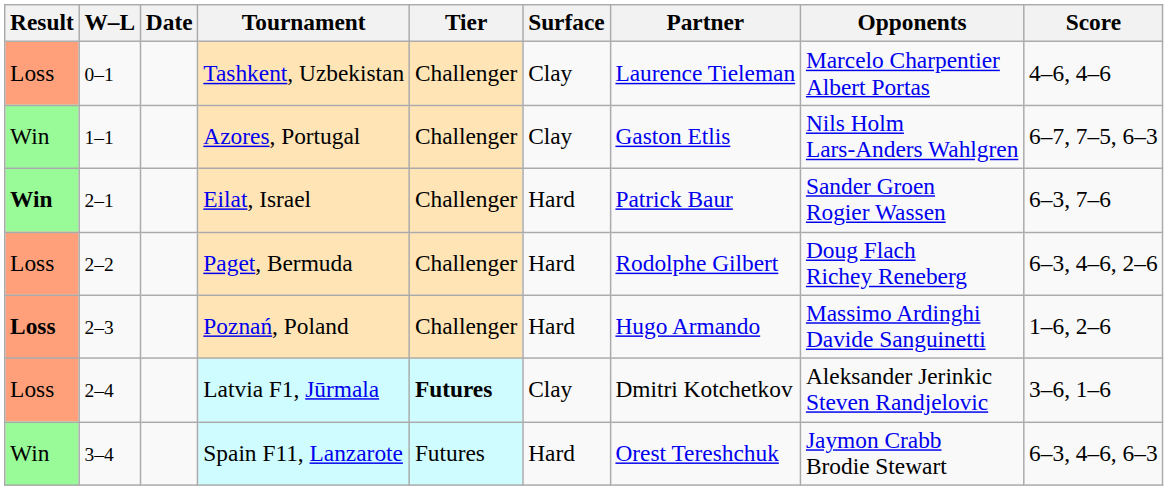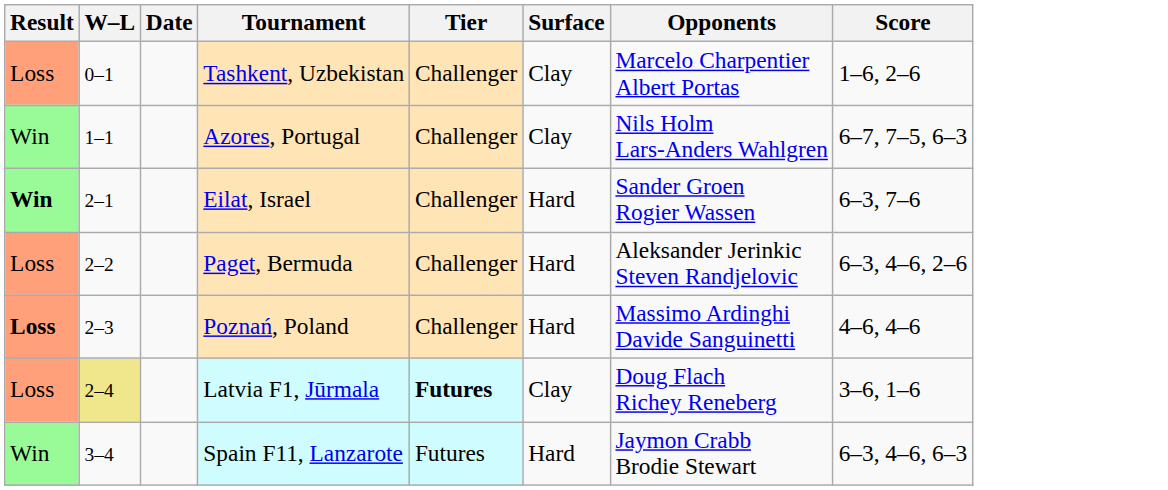- column: (705, 23)
(1070, 73) 4–6, 4–6 -> (880, 73) 1–6, 2–6
(886, 263) Doug Flach Richey Reneberg -> (709, 263) Aleksander Jerinkic Steven Randjelovic
(1070, 326) 1–6, 2–6 -> (880, 326) 4–6, 4–6
(99, 391) no background -> (99, 391) khaki background
(899, 389) Aleksander Jerinkic Steven Randjelovic -> (696, 389) Doug Flach Richey Reneberg
